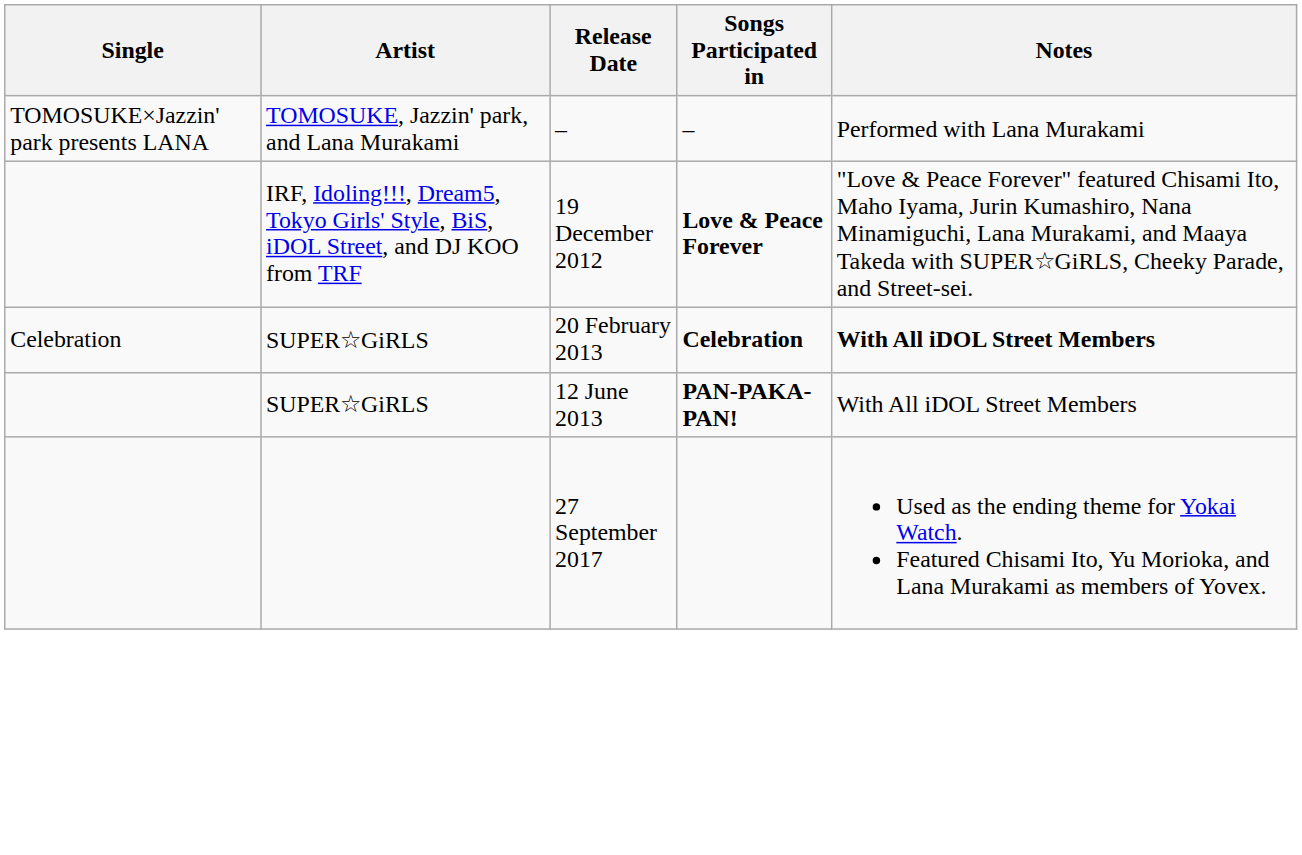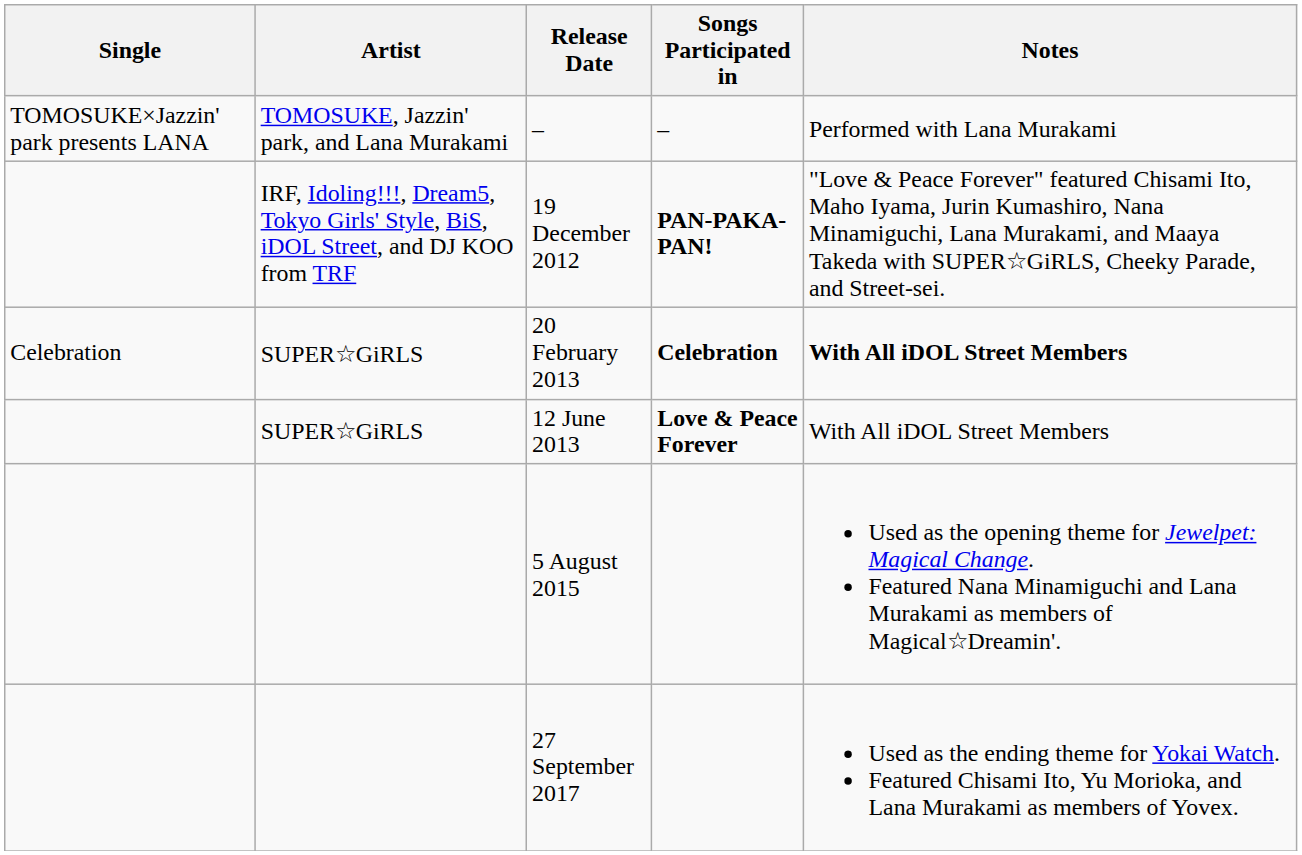(753, 233) Love & Peace Forever -> (722, 233) PAN-PAKA-PAN!
(747, 404) PAN-PAKA-PAN! -> (727, 430) Love & Peace Forever
+ row: (575, 573)
